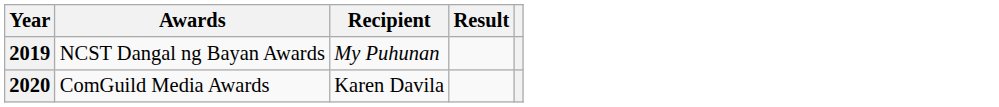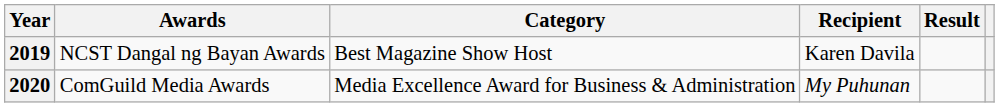+ column: (565, 20)
(387, 53) My Puhunan -> (860, 53) Karen Davila
(389, 85) Karen Davila -> (857, 85) My Puhunan
